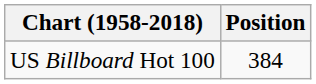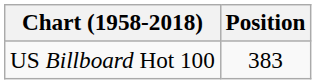(265, 59) 384 -> (265, 59) 383
